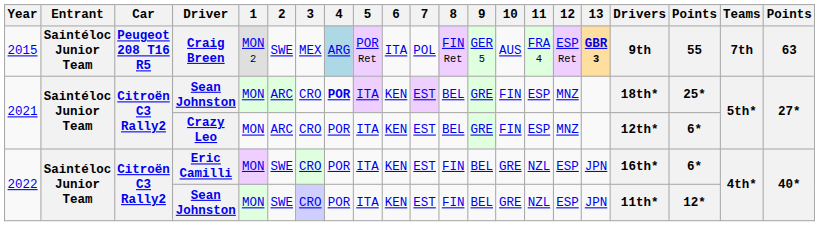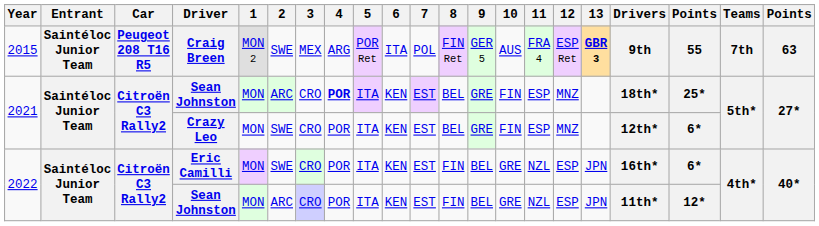(339, 51) lightblue background -> (339, 51) no background
(282, 130) ARC -> (282, 130) SWE
(282, 202) SWE -> (282, 202) ARC
